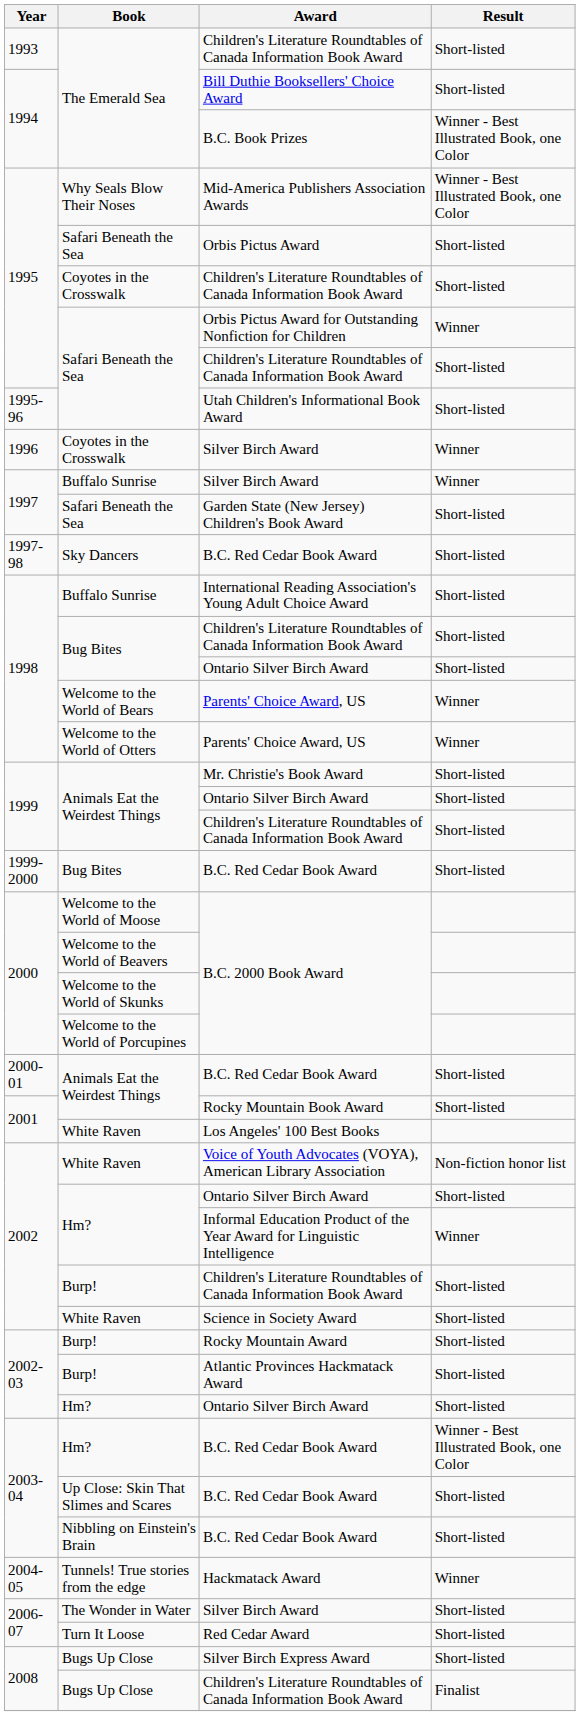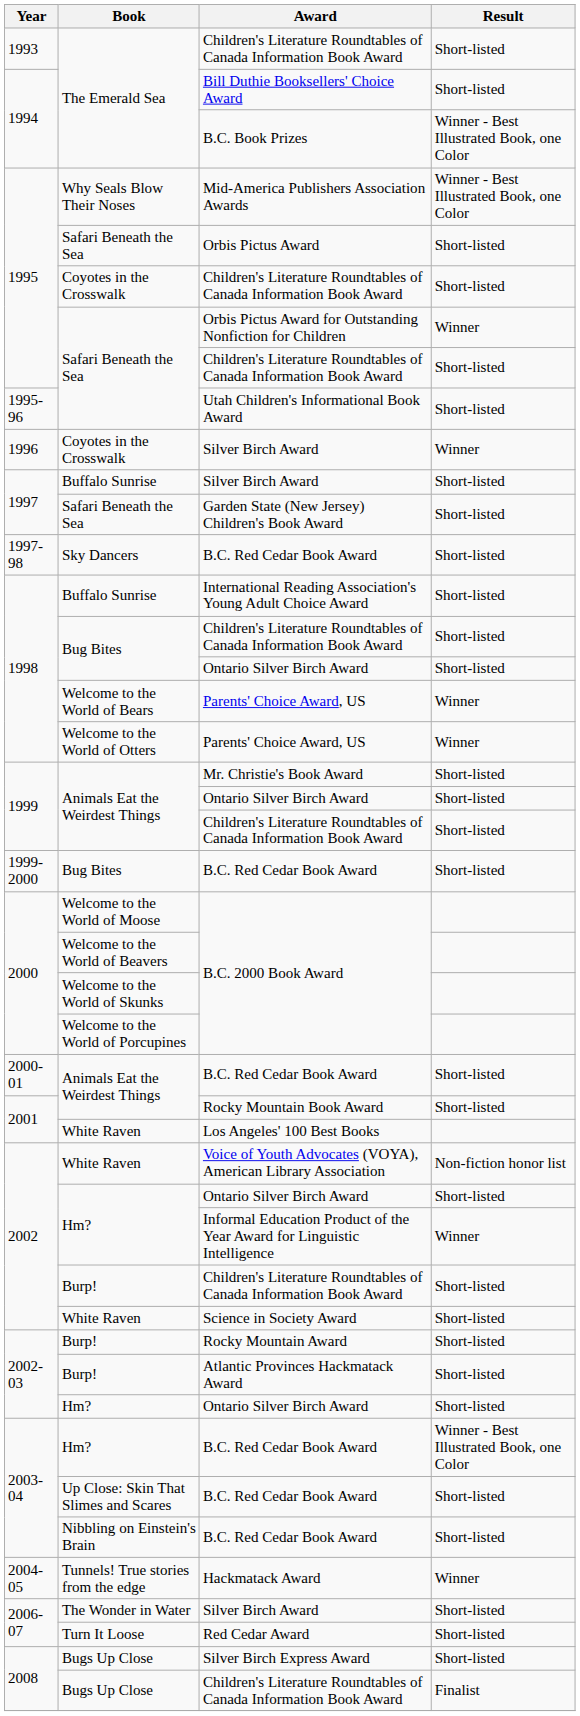(457, 481) Winner -> (470, 481) Short-listed
